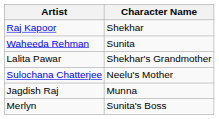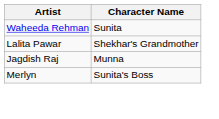- row: (31, 28)
- row: (54, 75)
